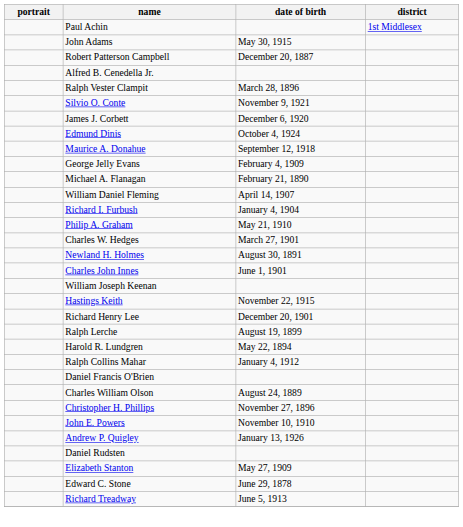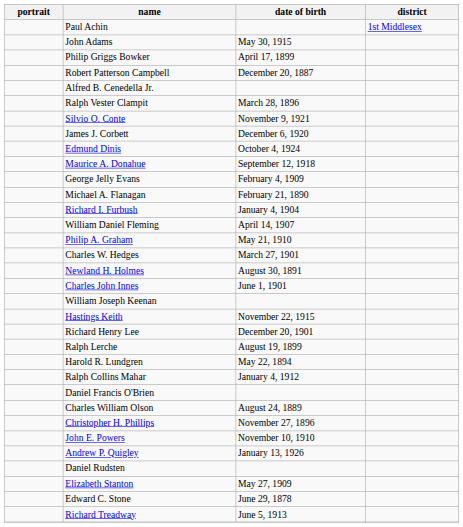+ row: (107, 57)
rows swapped: (112, 194) <-> (101, 210)
